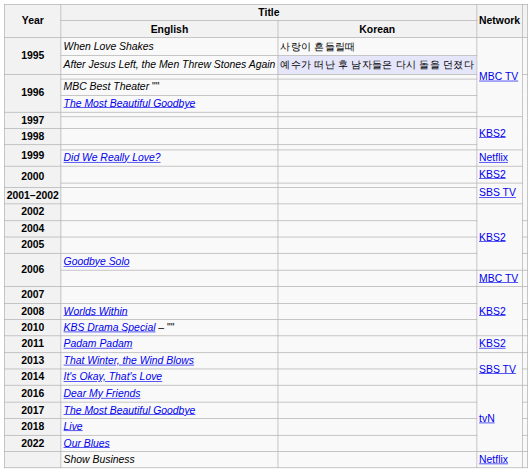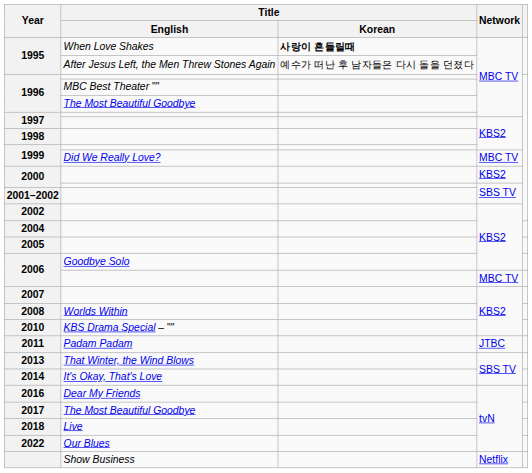(318, 46) normal -> (318, 46) bold
(377, 64) lavender background -> (377, 64) no background
(494, 158) Netflix -> (499, 158) MBC TV
(492, 344) KBS2 -> (492, 344) JTBC
